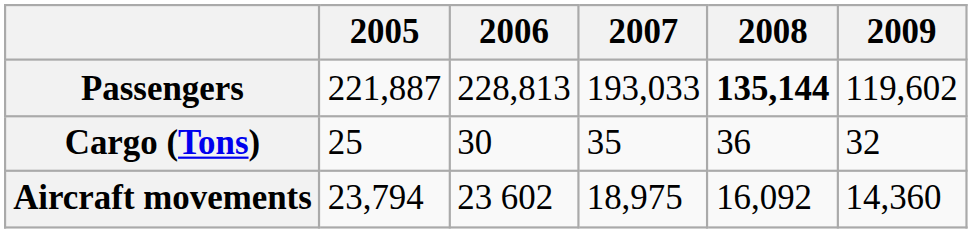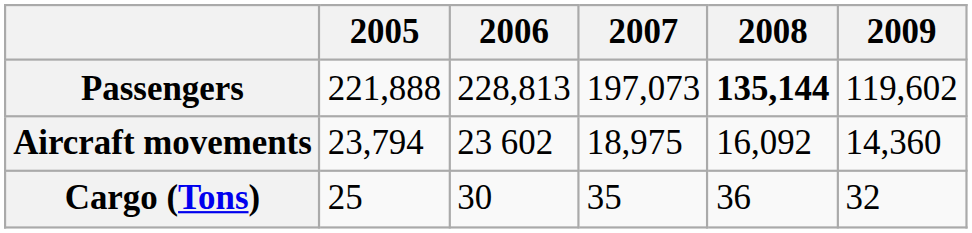(385, 87) 221,887 -> (385, 87) 221,888
(643, 87) 193,033 -> (643, 87) 197,073
rows swapped: (162, 142) <-> (162, 198)
